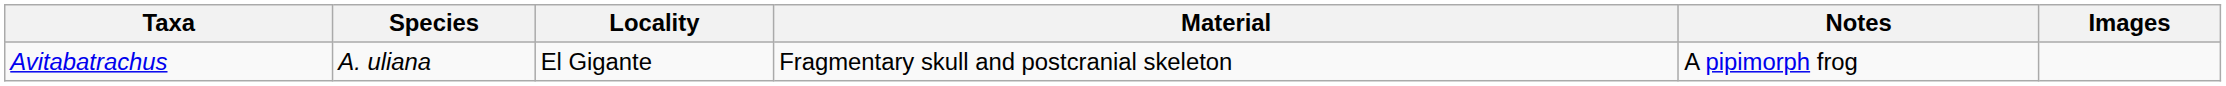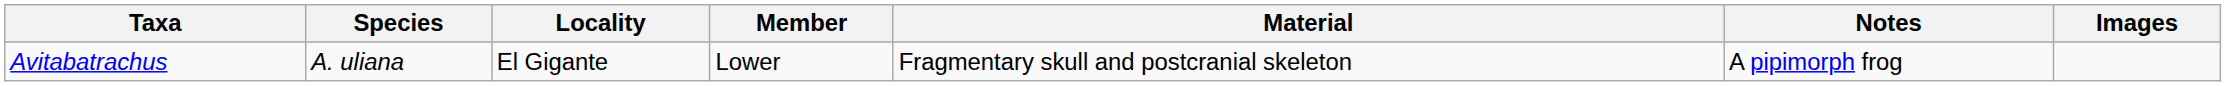+ column: (802, 23)
